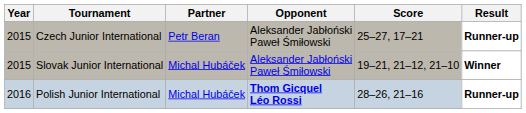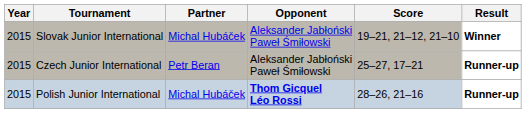rows swapped: (100, 65) <-> (99, 36)
(19, 94) 2016 -> (19, 94) 2015
